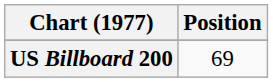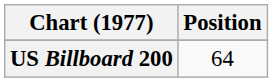(222, 58) 69 -> (222, 58) 64
